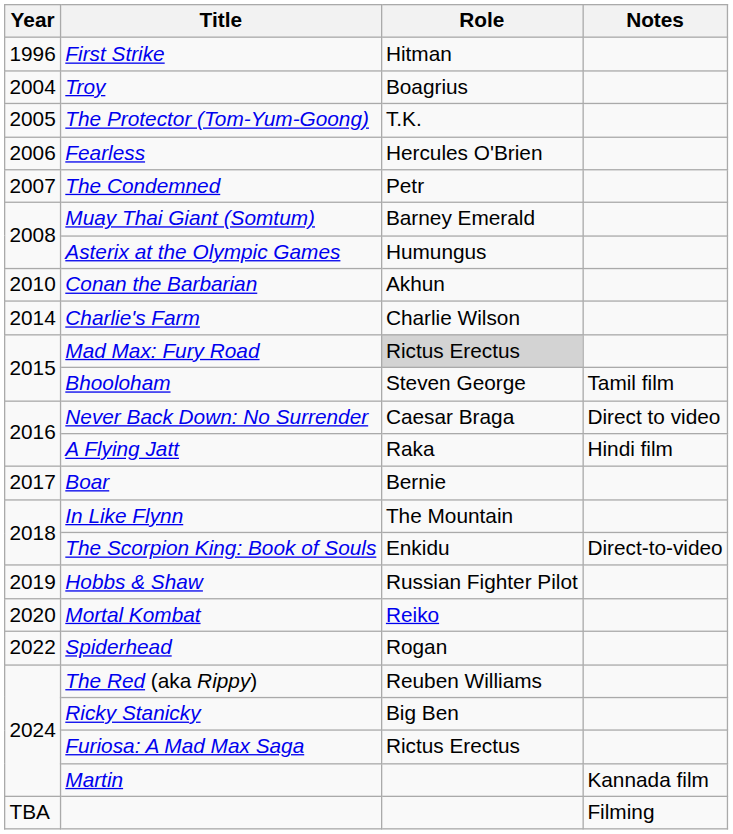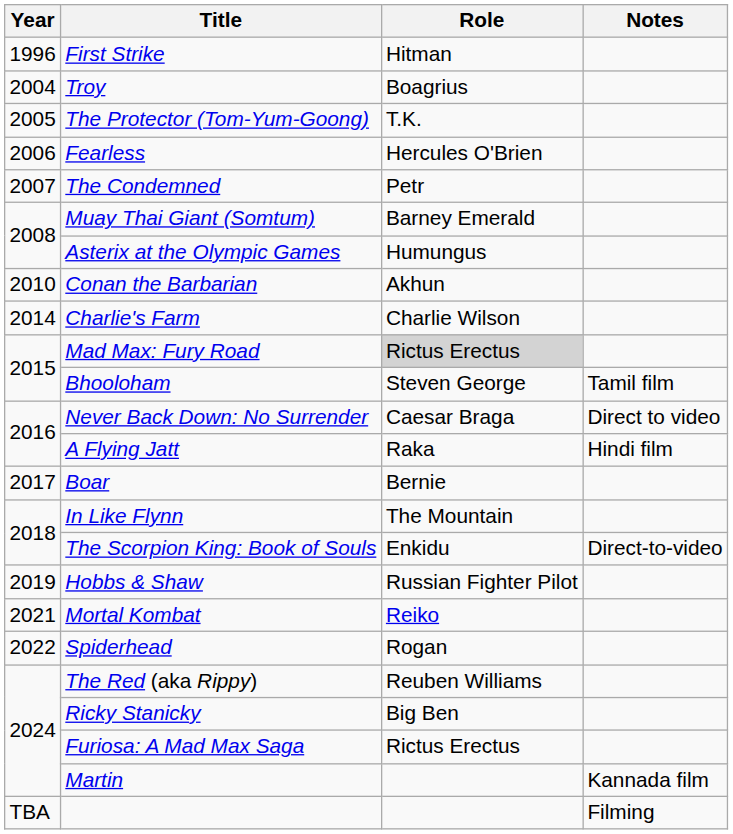(33, 614) 2020 -> (33, 614) 2021
